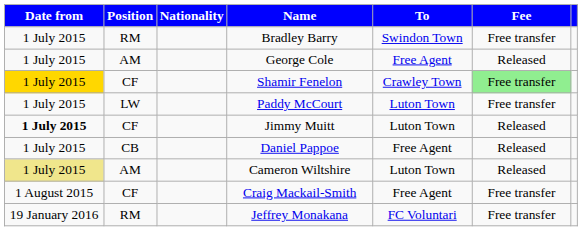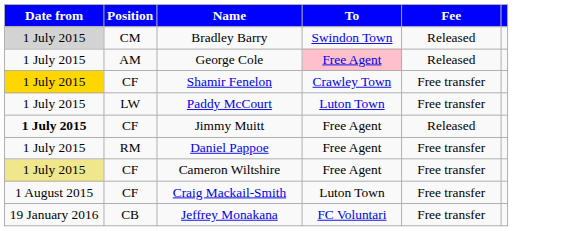- column: (192, 15)
(54, 38) no background -> (54, 38) lightgrey background
(130, 38) RM -> (130, 38) CM
(521, 38) Free transfer -> (451, 38) Released
(422, 60) no background -> (352, 60) pink background
(521, 82) lightgreen background -> (451, 82) no background
(422, 126) Luton Town -> (352, 126) Free Agent
(130, 148) CB -> (130, 148) RM
(521, 148) Released -> (451, 148) Free transfer
(130, 170) AM -> (130, 170) CF
(422, 170) Luton Town -> (352, 170) Free Agent
(521, 170) Released -> (451, 170) Free transfer
(422, 192) Free Agent -> (352, 192) Luton Town
(130, 214) RM -> (130, 214) CB
